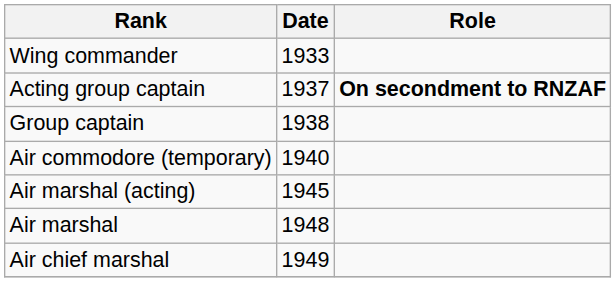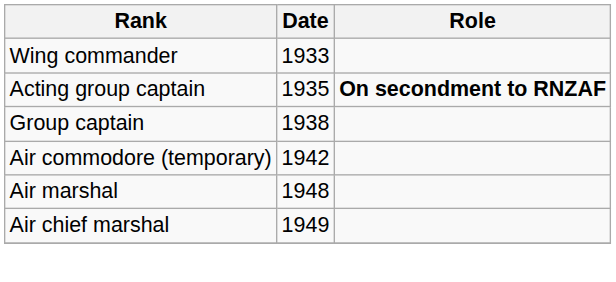(305, 89) 1937 -> (305, 89) 1935
(305, 157) 1940 -> (305, 157) 1942
- row: (103, 191)
